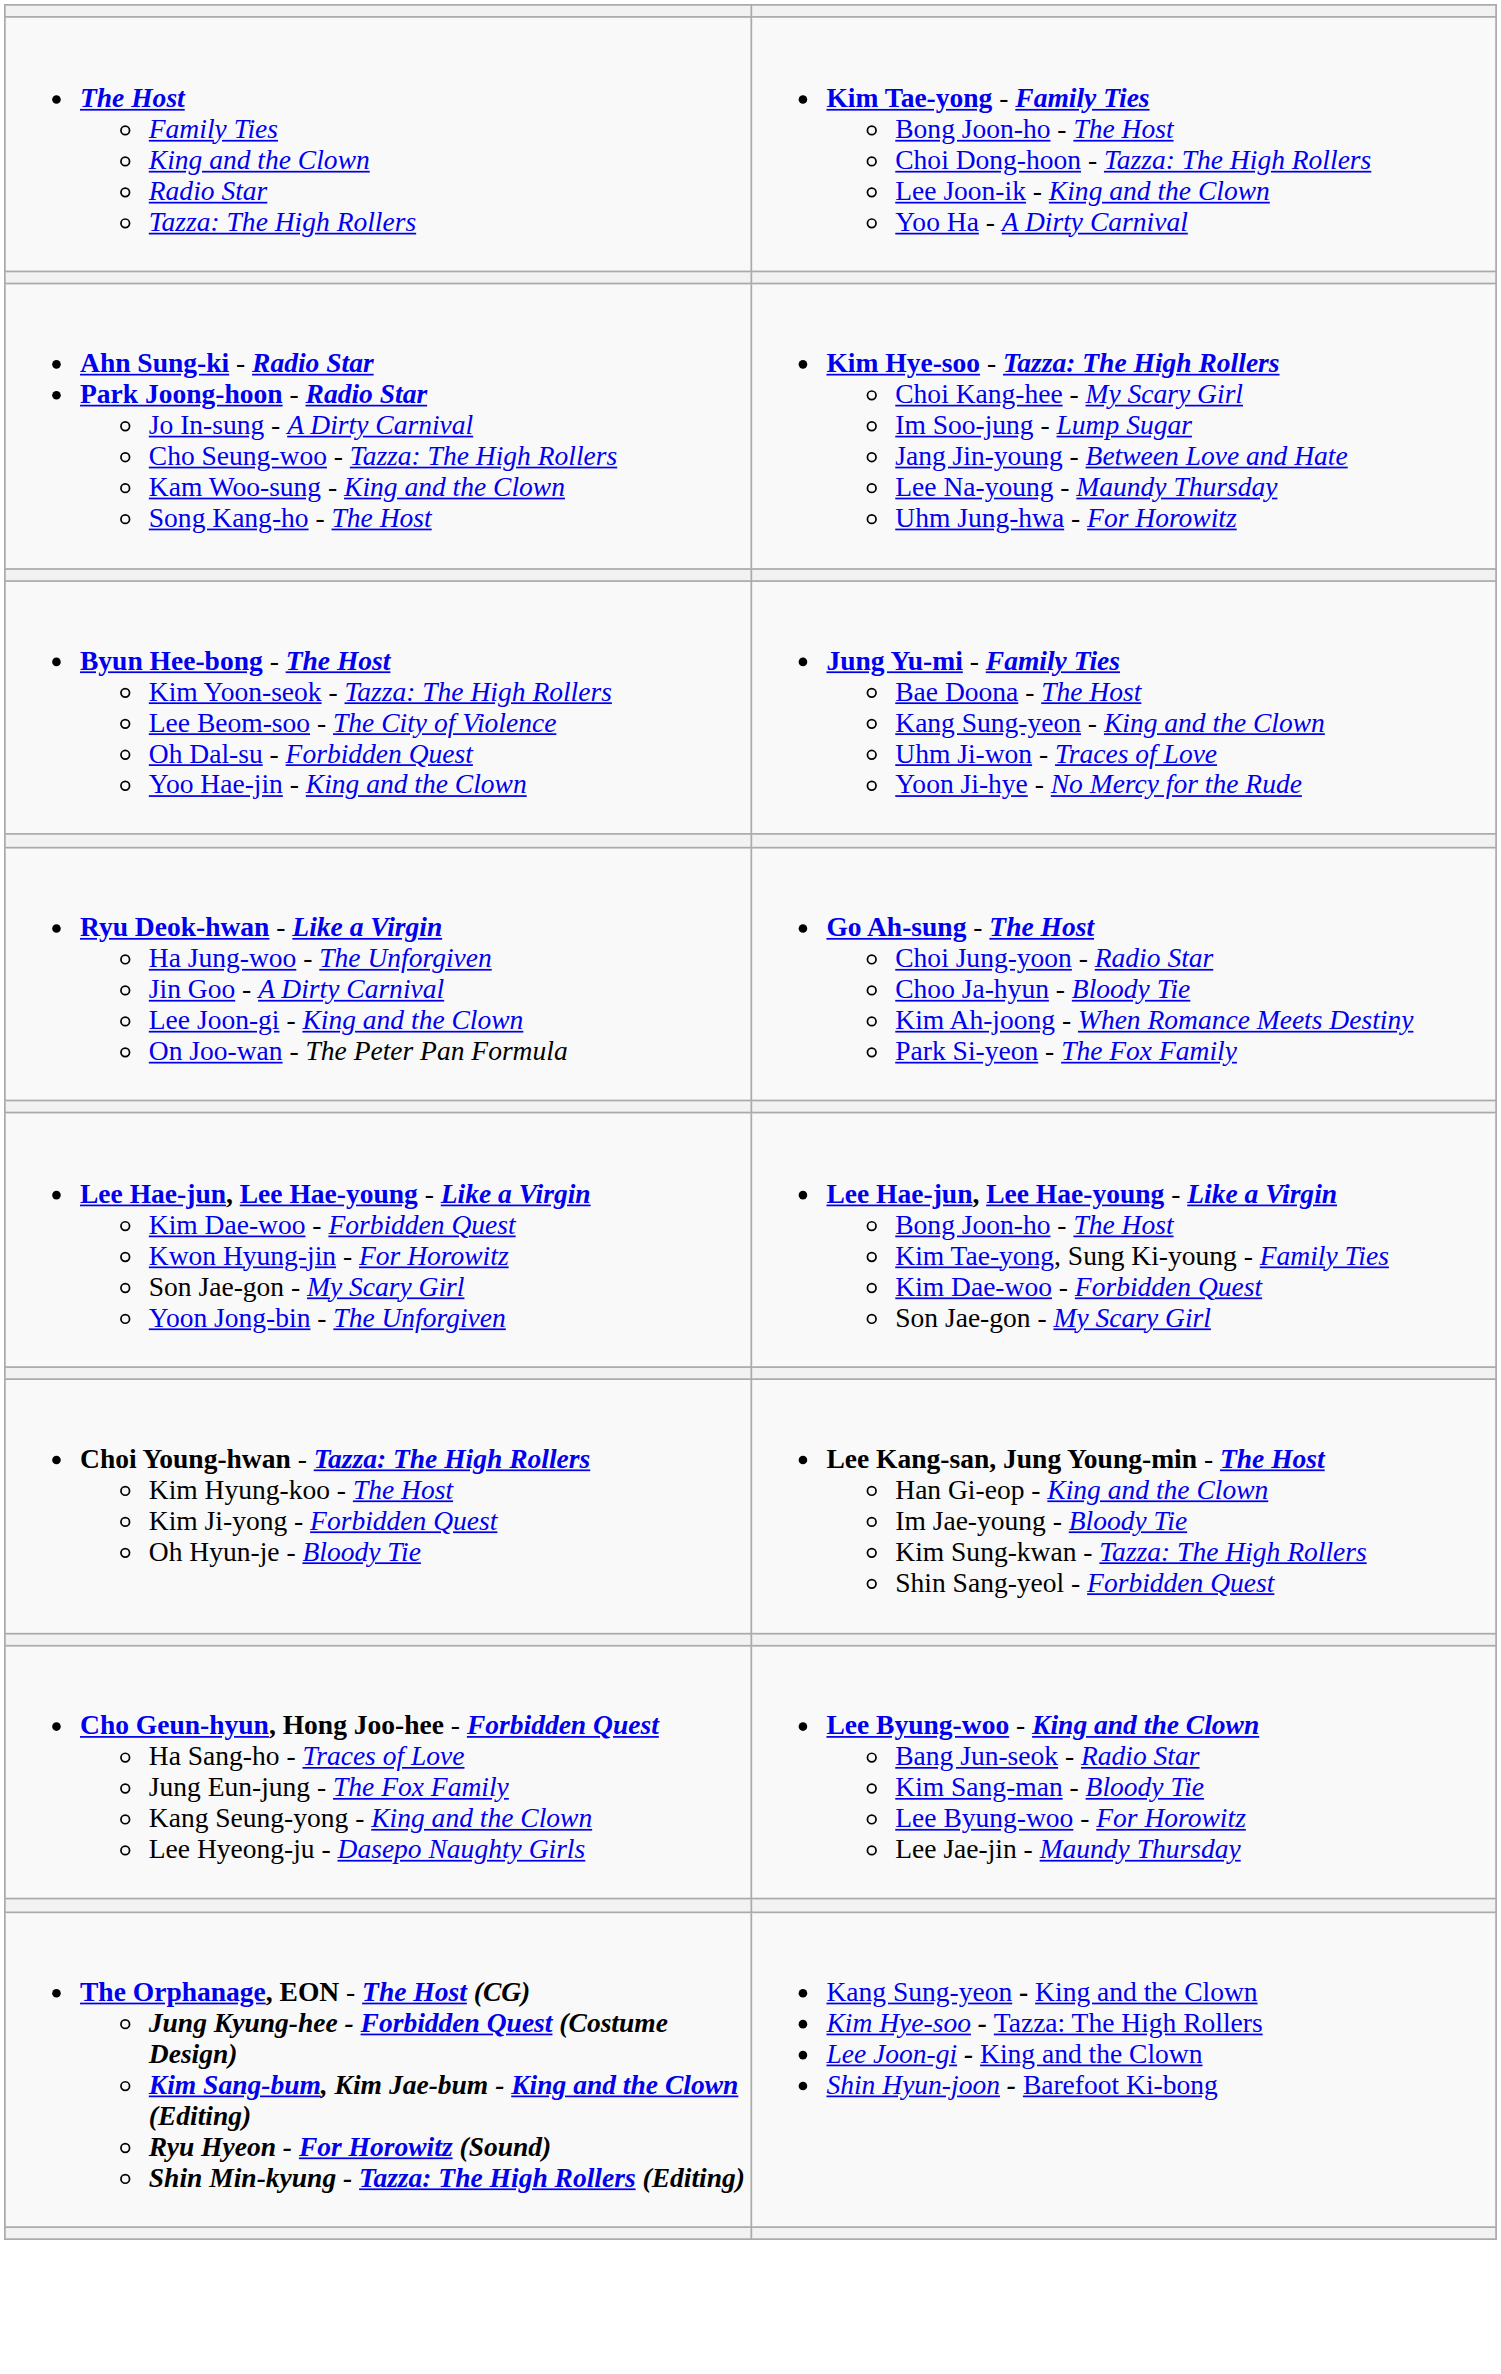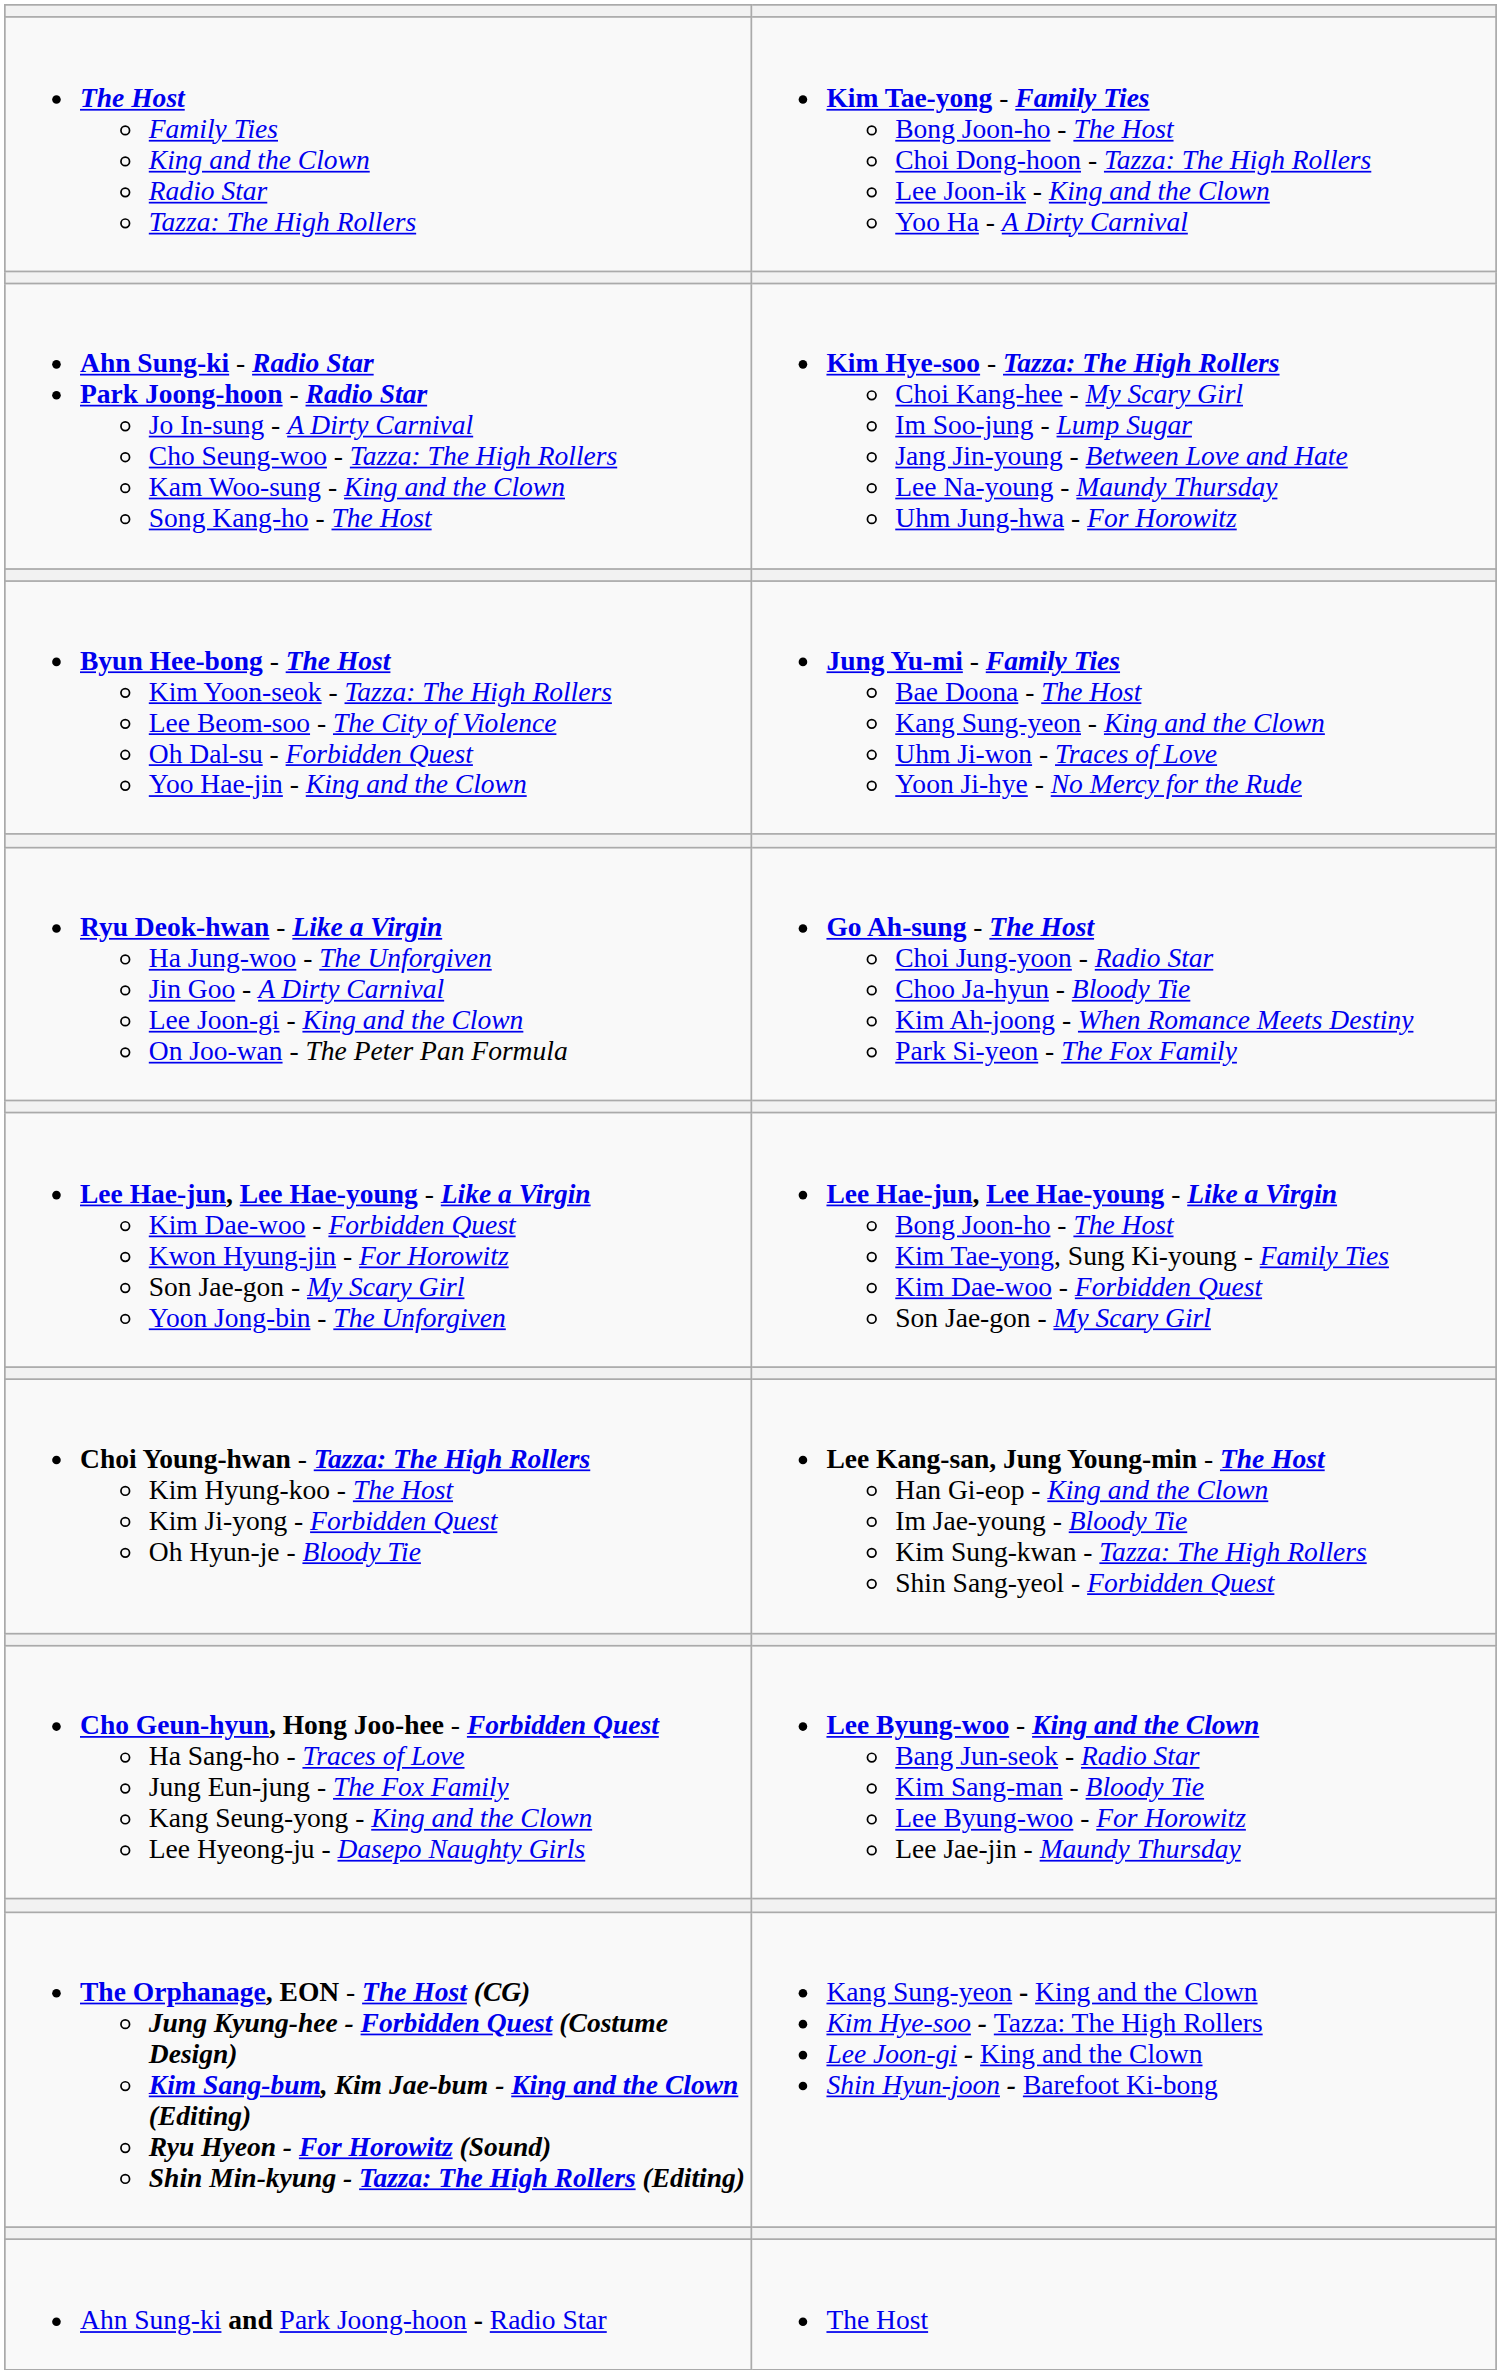+ row: (378, 2320)
